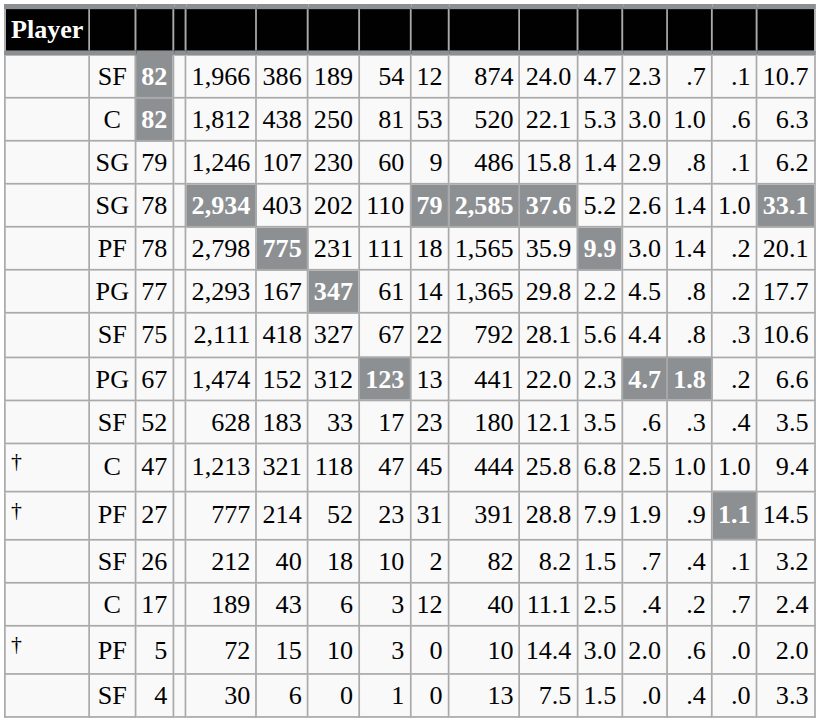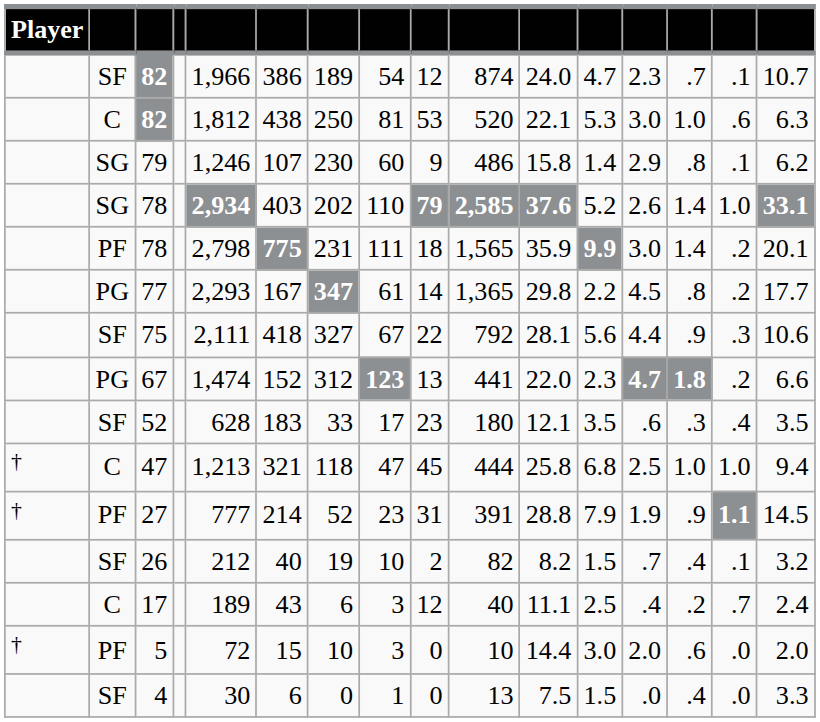(696, 334) .8 -> (696, 334) .9
(340, 560) 18 -> (340, 560) 19
